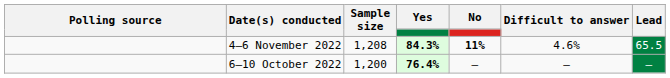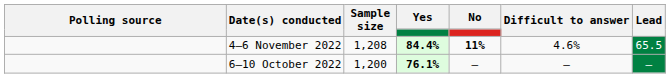(423, 45) 84.3% -> (423, 45) 84.4%
(423, 64) 76.4% -> (423, 64) 76.1%
